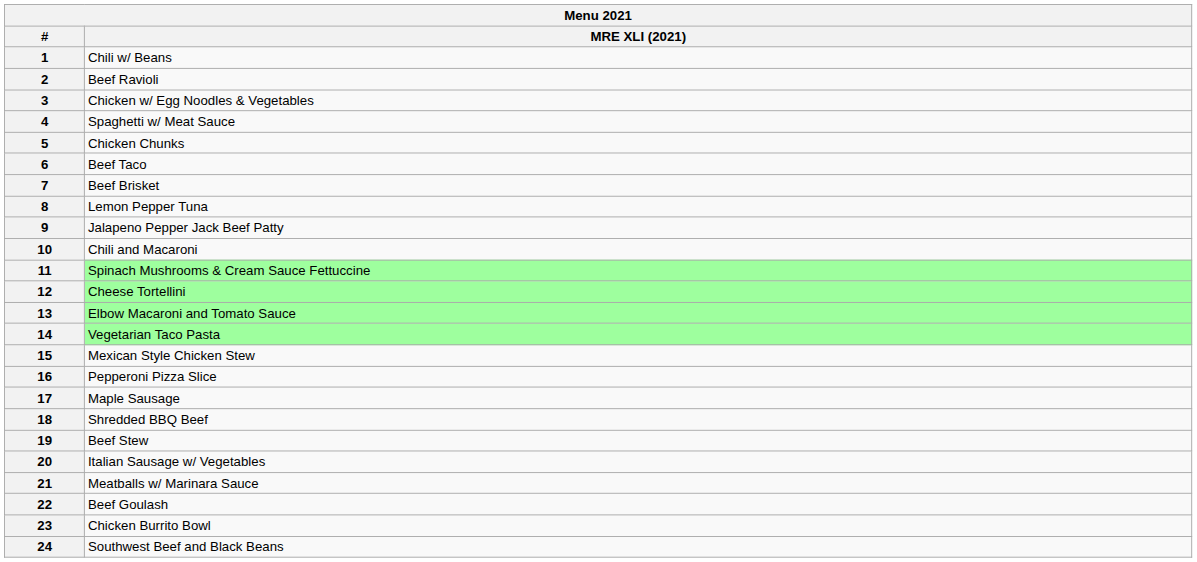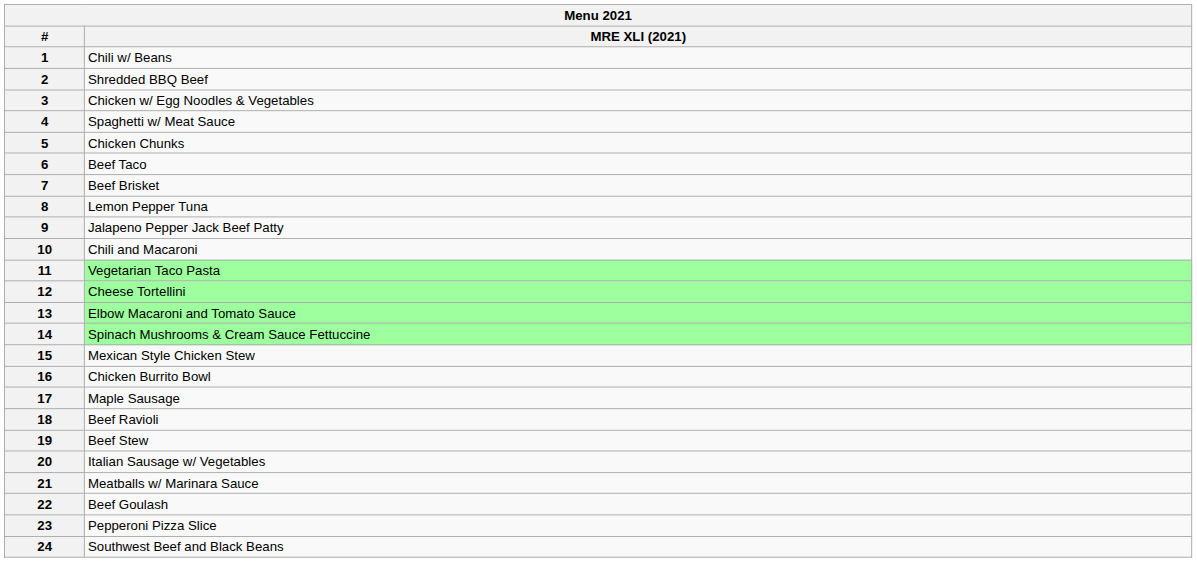(123, 79) Beef Ravioli -> (148, 79) Shredded BBQ Beef
(229, 270) Spinach Mushrooms & Cream Sauce Fettuccine -> (154, 270) Vegetarian Taco Pasta
(154, 334) Vegetarian Taco Pasta -> (229, 334) Spinach Mushrooms & Cream Sauce Fettuccine
(152, 377) Pepperoni Pizza Slice -> (149, 377) Chicken Burrito Bowl
(148, 419) Shredded BBQ Beef -> (123, 419) Beef Ravioli
(149, 526) Chicken Burrito Bowl -> (152, 526) Pepperoni Pizza Slice
